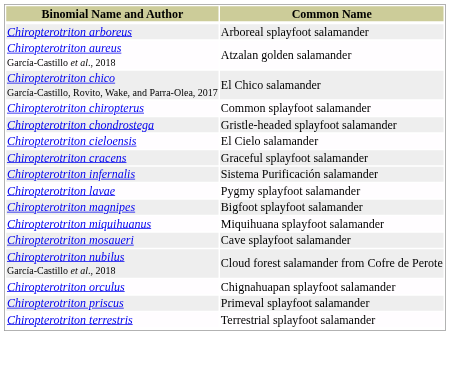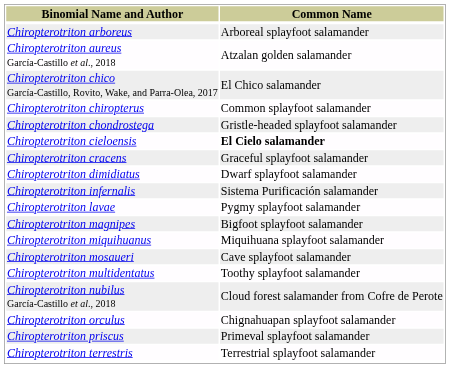(269, 141) normal -> (273, 141) bold
+ row: (73, 174)
+ row: (81, 273)
